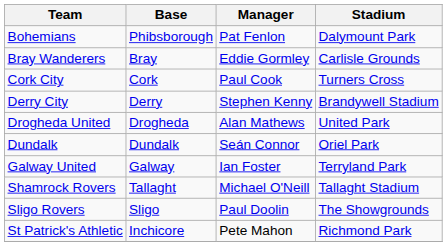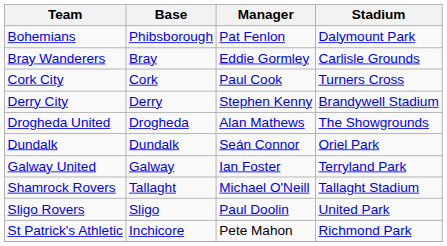(354, 123) United Park -> (374, 123) The Showgrounds
(374, 209) The Showgrounds -> (354, 209) United Park
